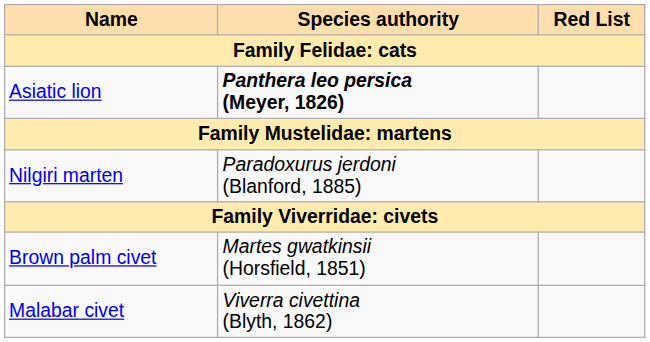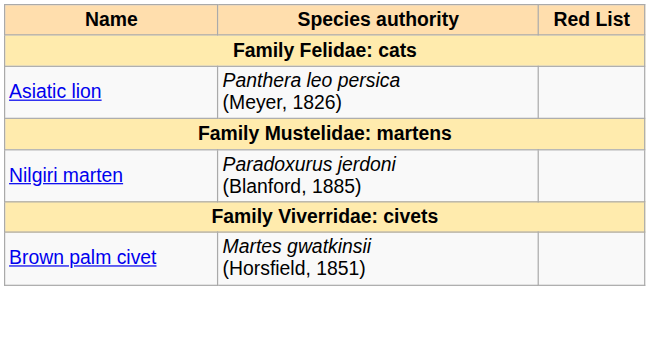(317, 92) bold -> (311, 92) normal
- row: (67, 311)
